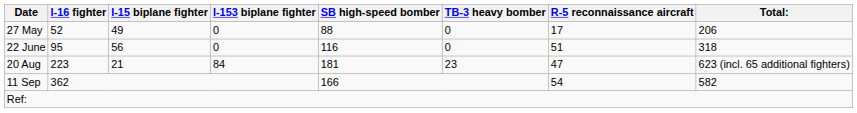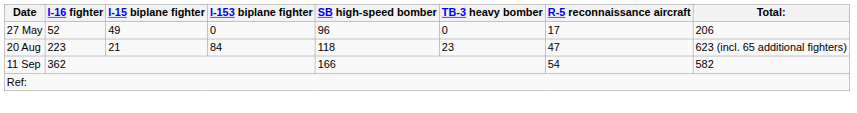(327, 30) 88 -> (324, 30) 96
- row: (26, 47)
(330, 64) 181 -> (326, 47) 118
